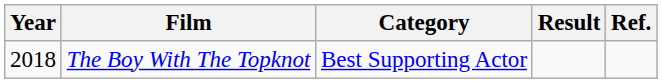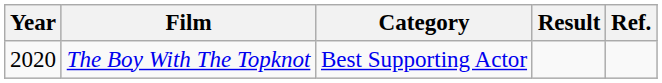(33, 59) 2018 -> (33, 59) 2020
